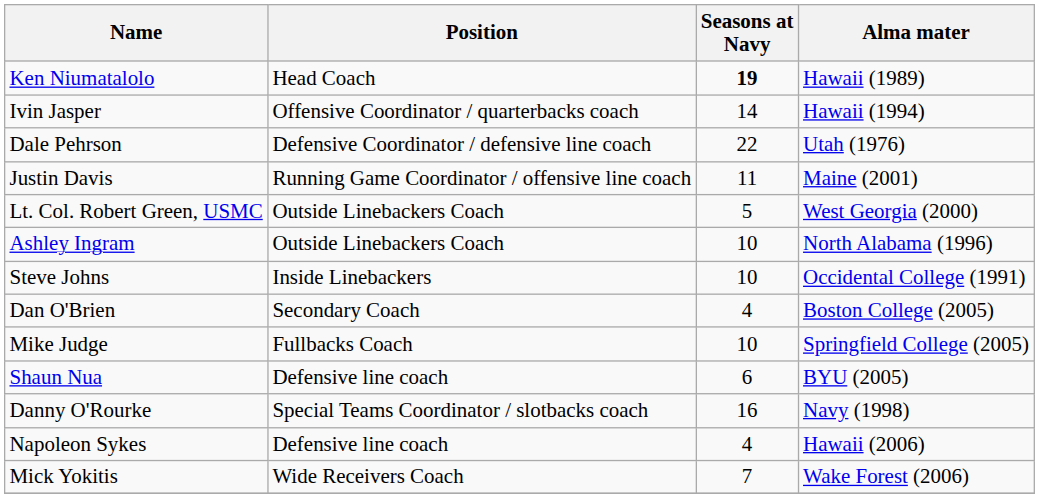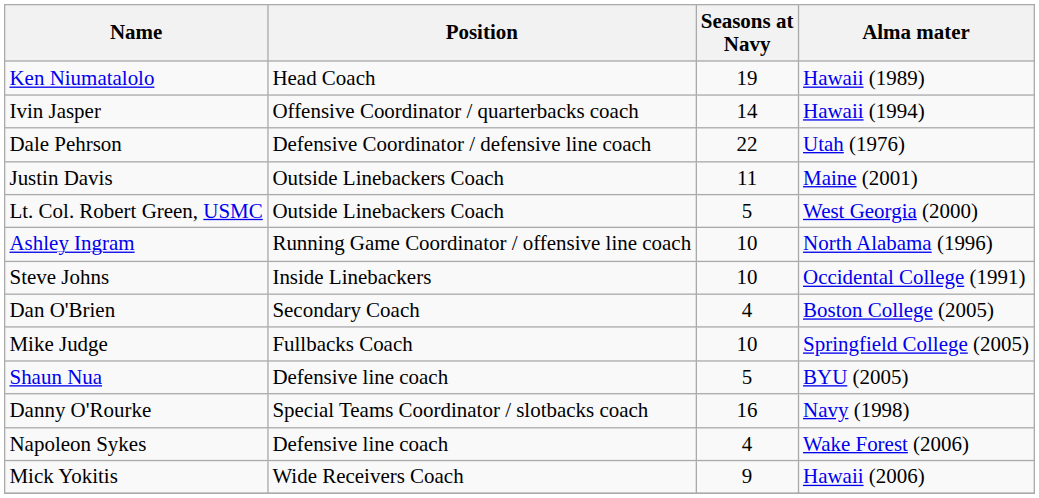(747, 77) bold -> (747, 77) normal
(482, 177) Running Game Coordinator / offensive line coach -> (388, 177) Outside Linebackers Coach
(388, 244) Outside Linebackers Coach -> (482, 244) Running Game Coordinator / offensive line coach
(747, 377) 6 -> (747, 377) 5
(864, 443) Hawaii (2006) -> (886, 443) Wake Forest (2006)
(747, 476) 7 -> (747, 476) 9
(886, 476) Wake Forest (2006) -> (864, 476) Hawaii (2006)
